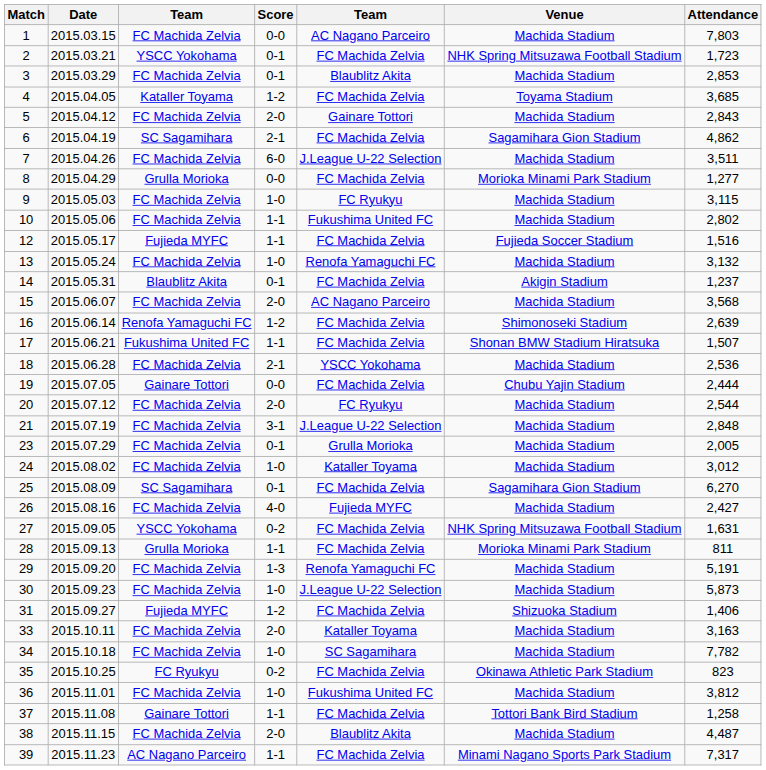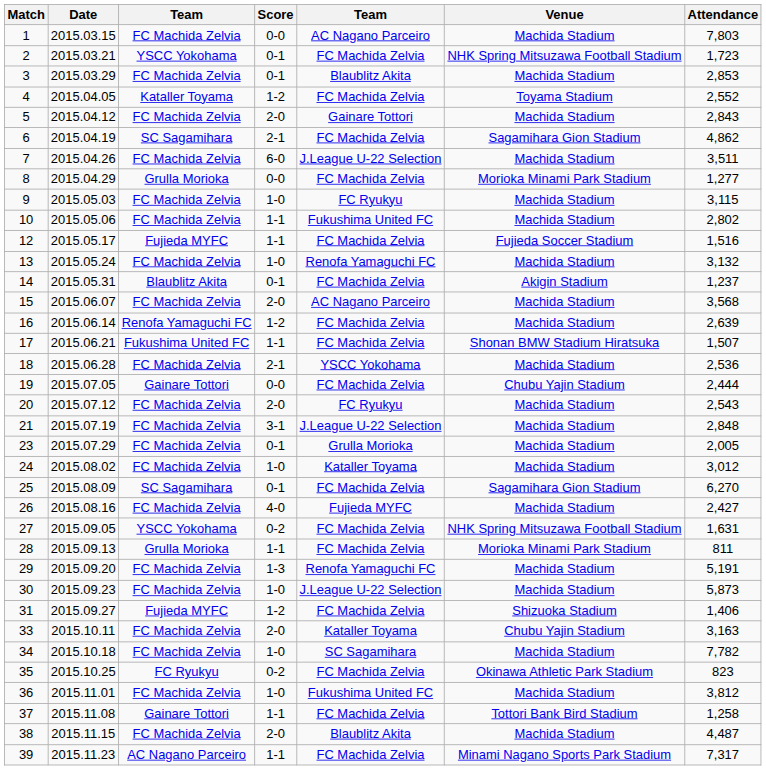(723, 96) 3,685 -> (723, 96) 2,552
(564, 323) Shimonoseki Stadium -> (564, 323) Machida Stadium
(723, 405) 2,544 -> (723, 405) 2,543
(564, 631) Machida Stadium -> (564, 631) Chubu Yajin Stadium
